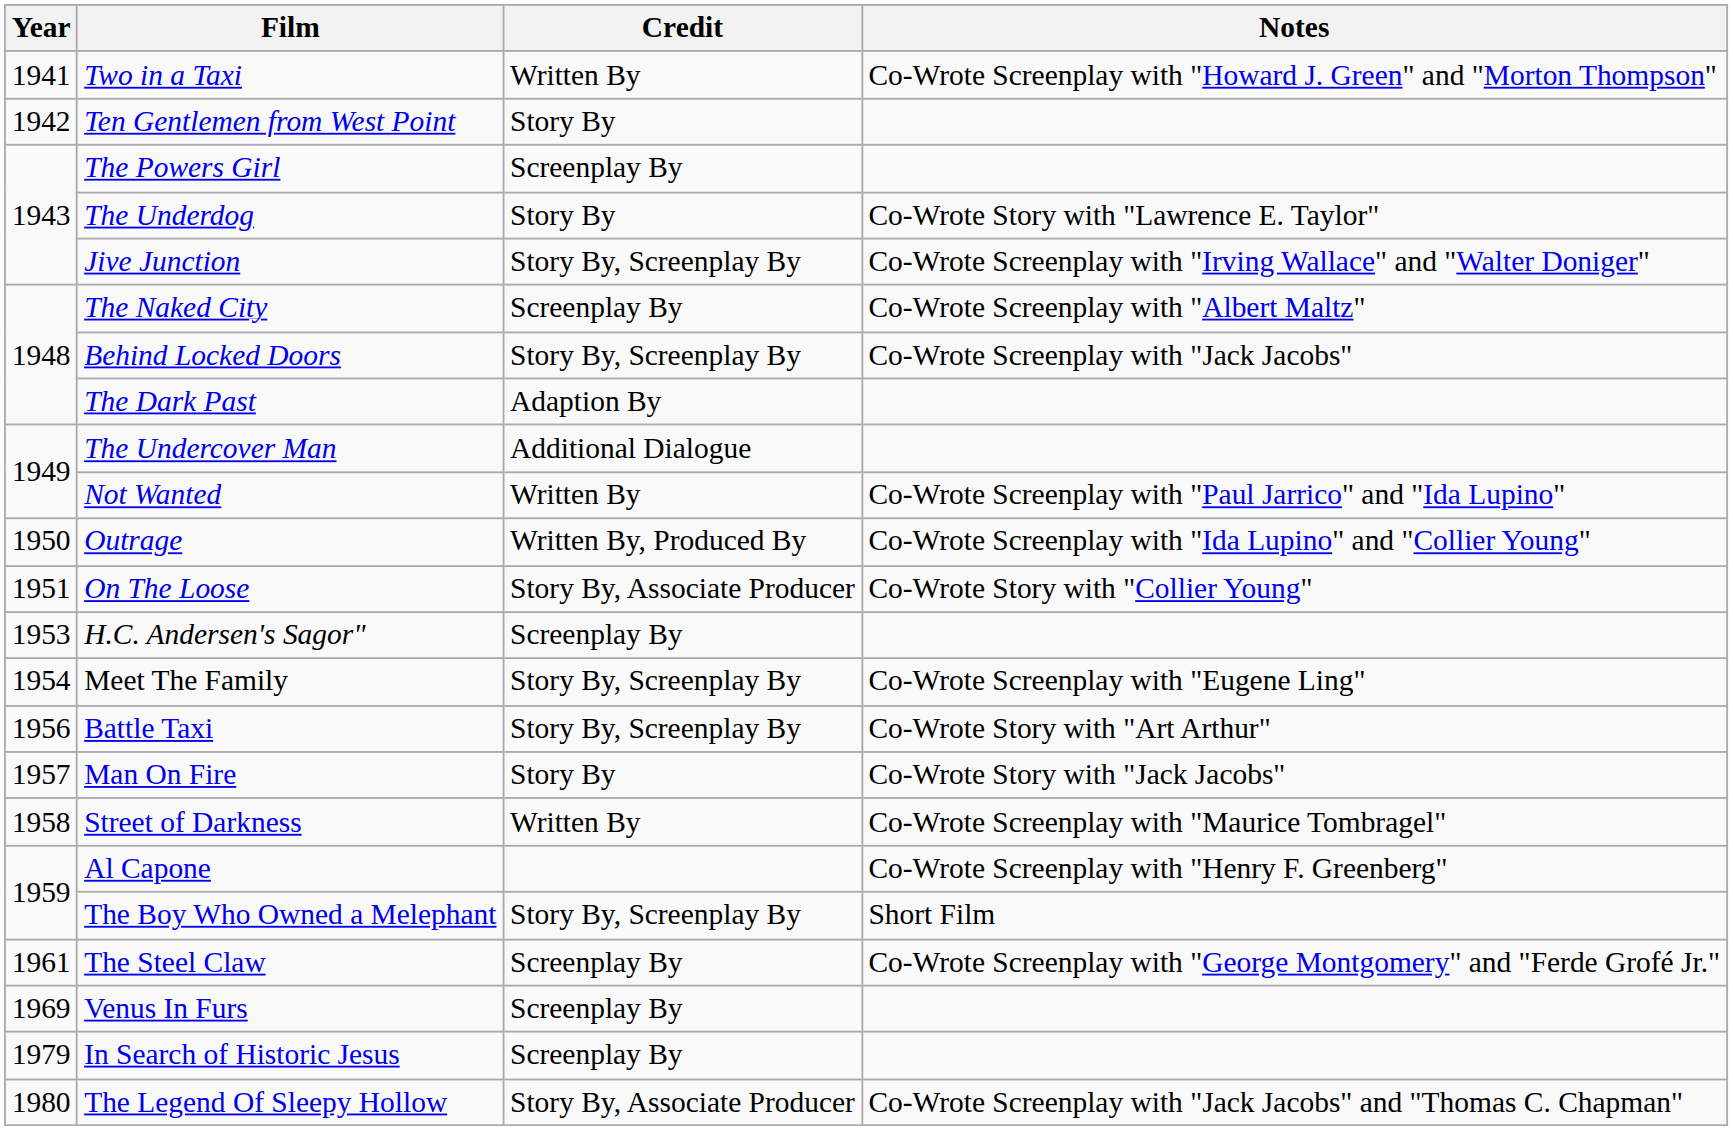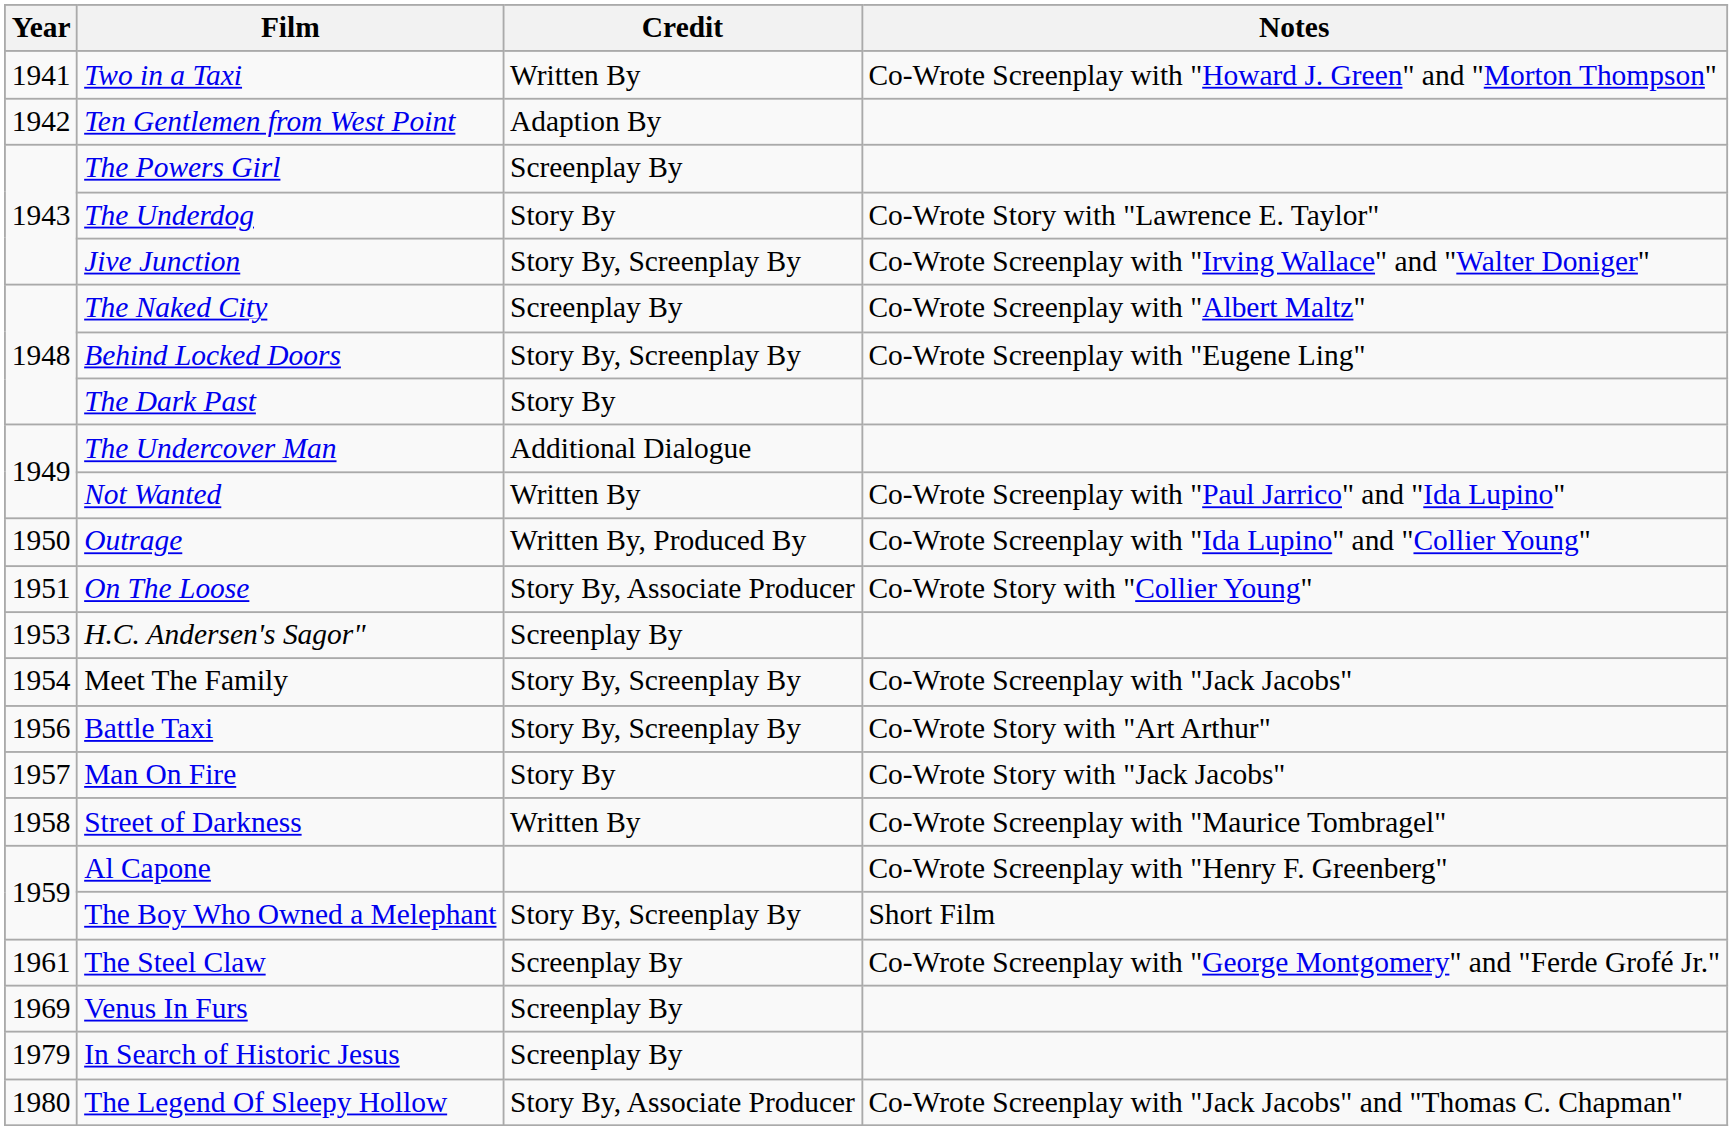(563, 121) Story By -> (586, 121) Adaption By
(1110, 354) Co-Wrote Screenplay with "Jack Jacobs" -> (1117, 354) Co-Wrote Screenplay with "Eugene Ling"
(586, 401) Adaption By -> (563, 401) Story By
(1117, 681) Co-Wrote Screenplay with "Eugene Ling" -> (1110, 681) Co-Wrote Screenplay with "Jack Jacobs"
